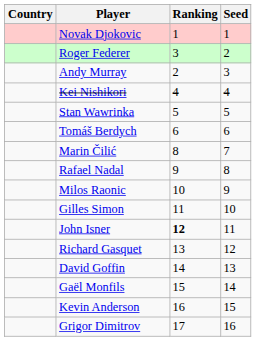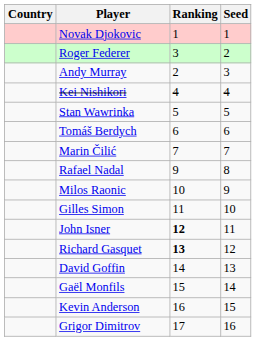(176, 151) 8 -> (176, 151) 7
(179, 248) normal -> (179, 248) bold
